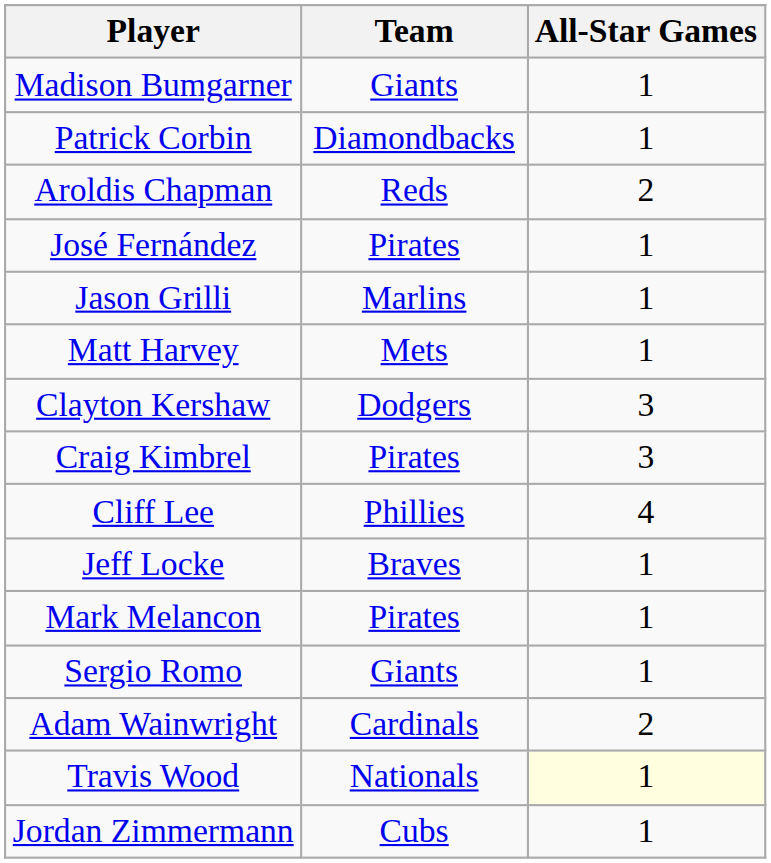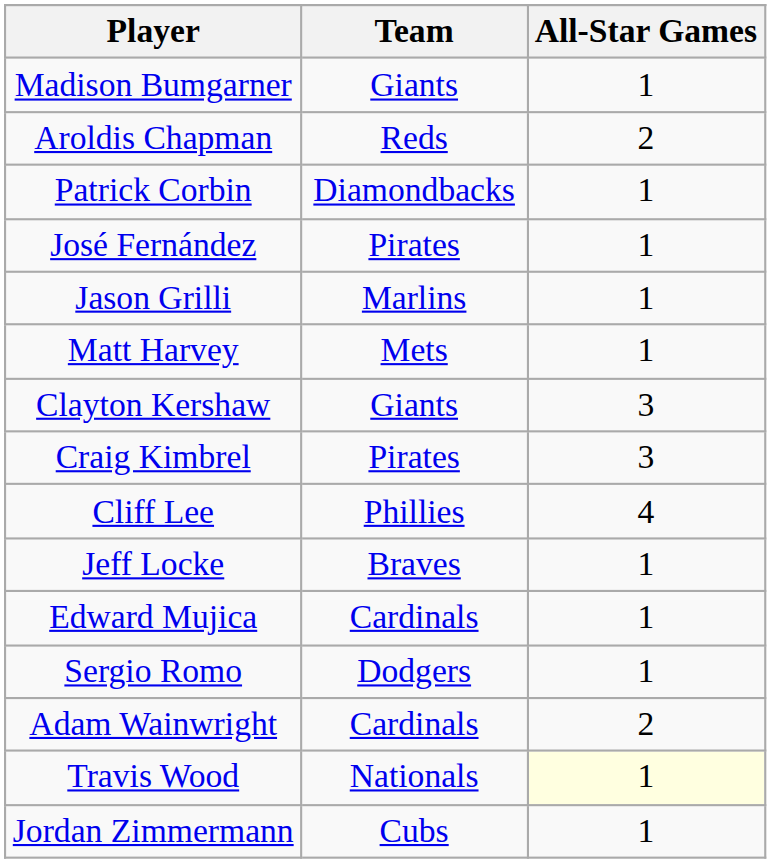rows swapped: (153, 191) <-> (153, 137)
(414, 404) Dodgers -> (414, 404) Giants
- row: (153, 617)
+ row: (153, 617)
(414, 670) Giants -> (414, 670) Dodgers
